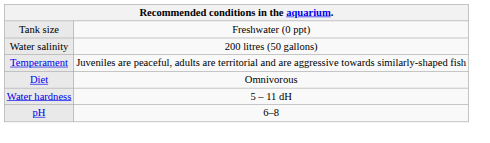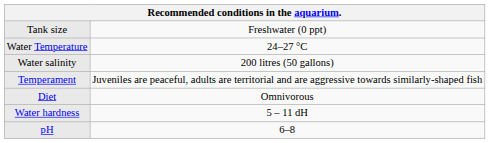+ row: (47, 46)
